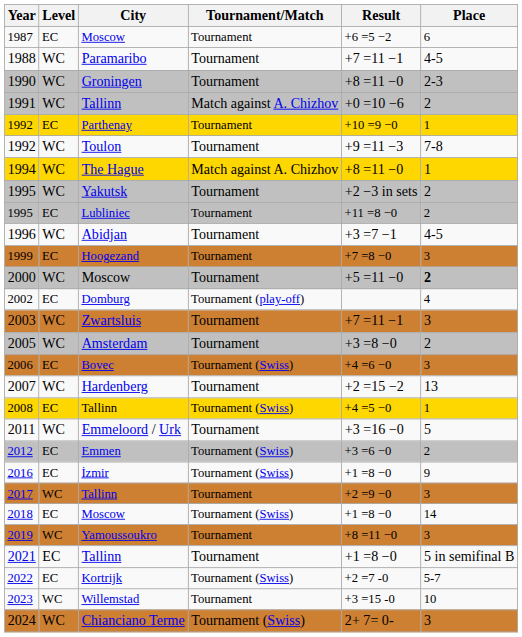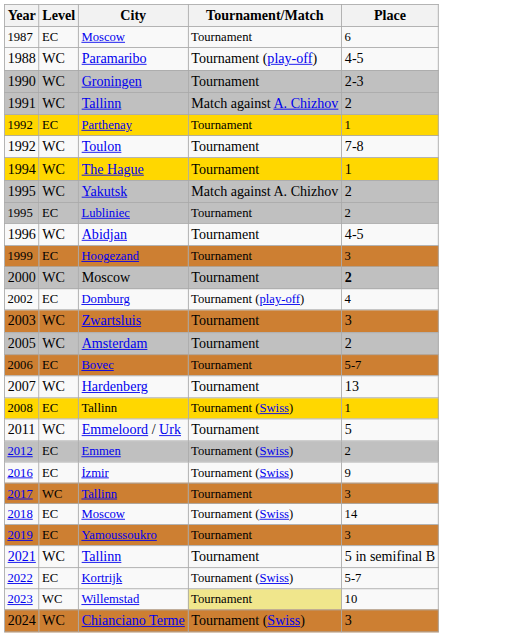- column: (381, 15)
(225, 58) Tournament -> (254, 58) Tournament (play-off)
(265, 169) Match against A. Chizhov -> (225, 169) Tournament
(225, 191) Tournament -> (265, 191) Match against A. Chizhov
(242, 365) Tournament (Swiss) -> (222, 365) Tournament
(427, 365) 3 -> (353, 365) 5-7
(52, 535) WC -> (50, 535) EC
(51, 556) EC -> (54, 556) WC
(222, 599) no background -> (222, 599) khaki background
